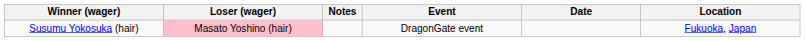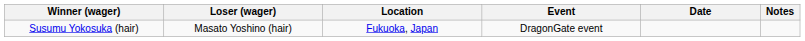columns swapped: (720, 12) <-> (342, 12)
(243, 28) pink background -> (243, 28) no background
